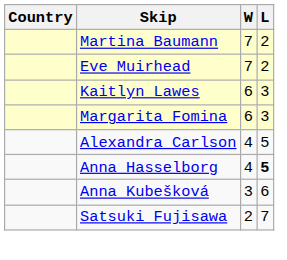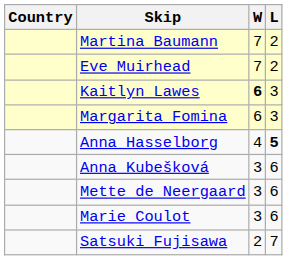(248, 92) normal -> (258, 92) bold
- row: (158, 142)
+ row: (163, 192)
+ row: (135, 217)
